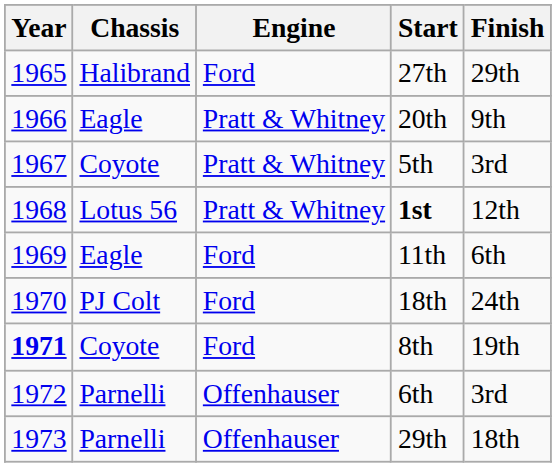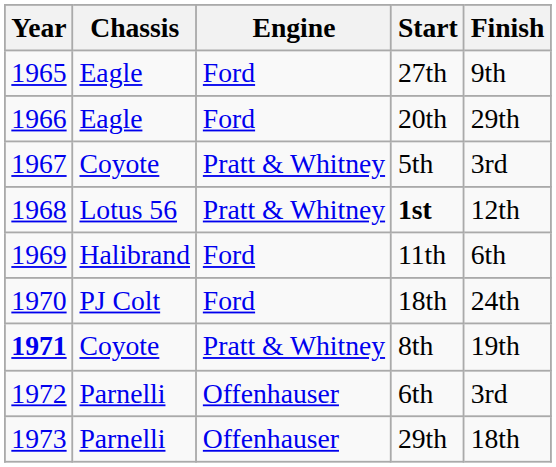(135, 73) Halibrand -> (111, 73) Eagle
(495, 73) 29th -> (488, 73) 9th
(294, 118) Pratt & Whitney -> (229, 118) Ford
(488, 118) 9th -> (495, 118) 29th
(111, 255) Eagle -> (135, 255) Halibrand
(229, 346) Ford -> (294, 346) Pratt & Whitney
